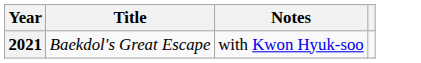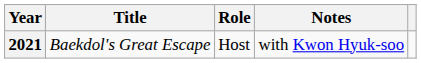+ column: (234, 17)
